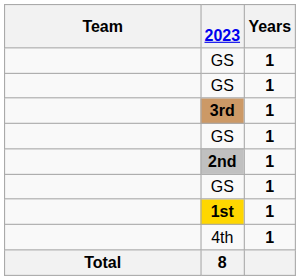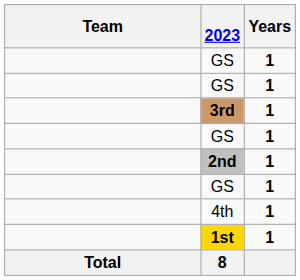rows swapped: (103, 237) <-> (103, 212)
